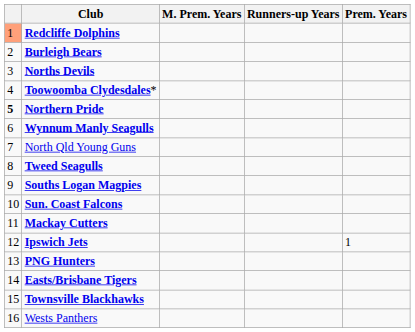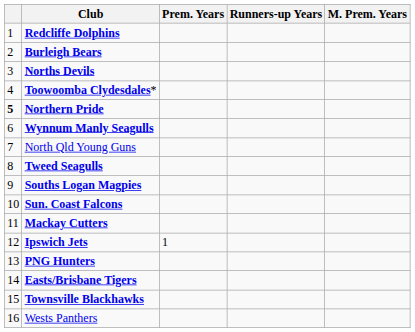columns swapped: (376, 14) <-> (202, 14)
(10, 33) lightsalmon background -> (10, 33) no background
